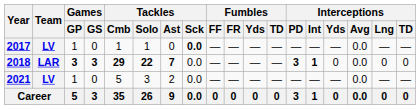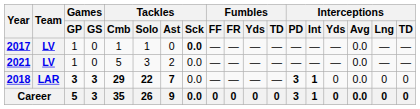rows swapped: (19, 63) <-> (19, 79)
